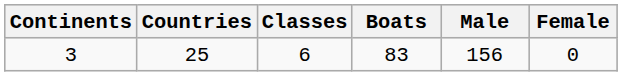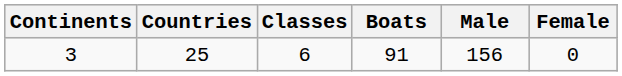(396, 55) 83 -> (396, 55) 91
